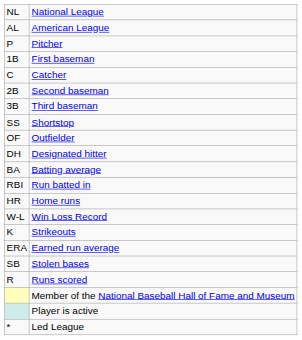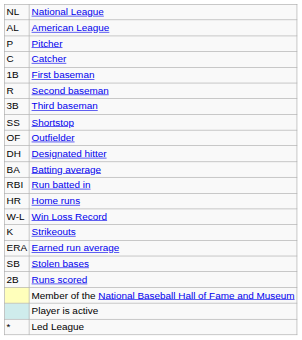rows swapped: (49, 75) <-> (63, 59)
(13, 91) 2B -> (10, 91) R
(10, 279) R -> (13, 279) 2B
